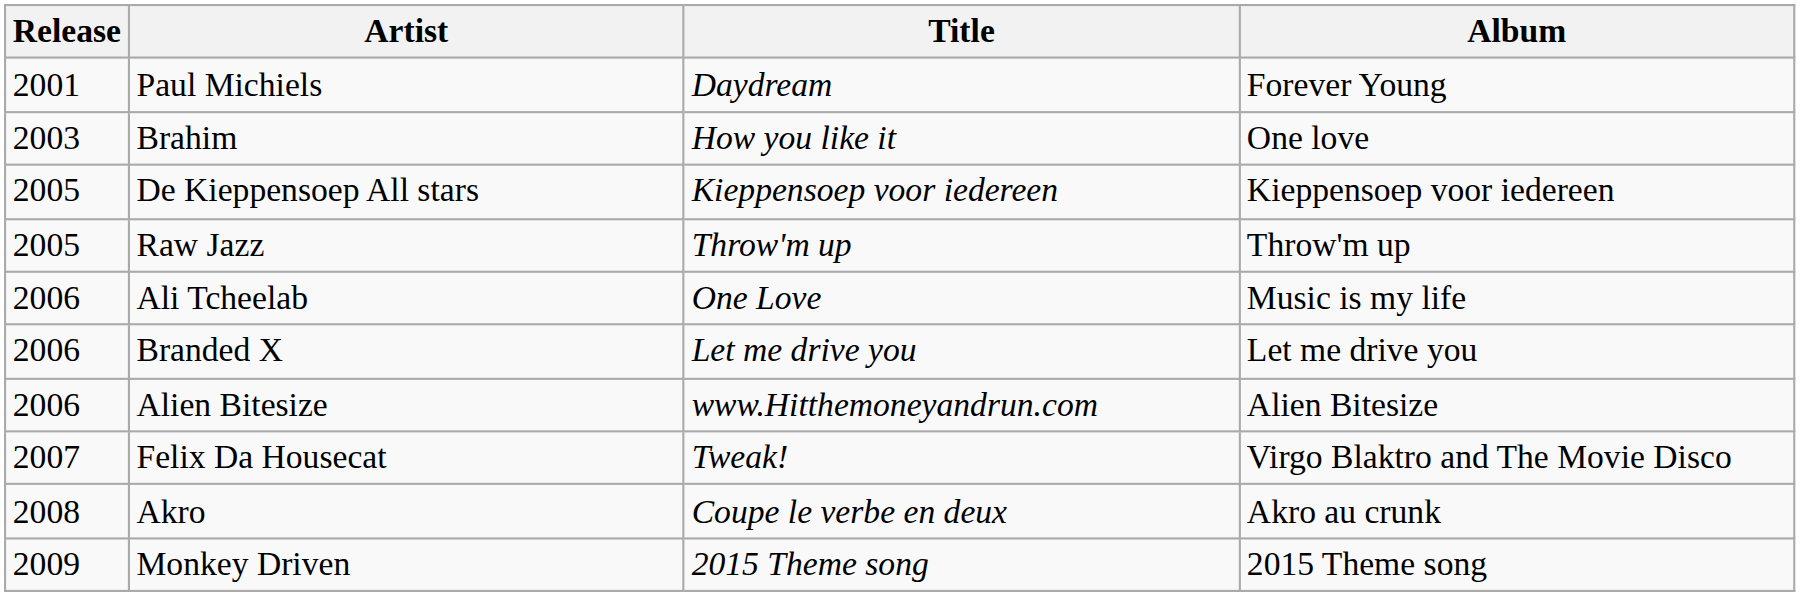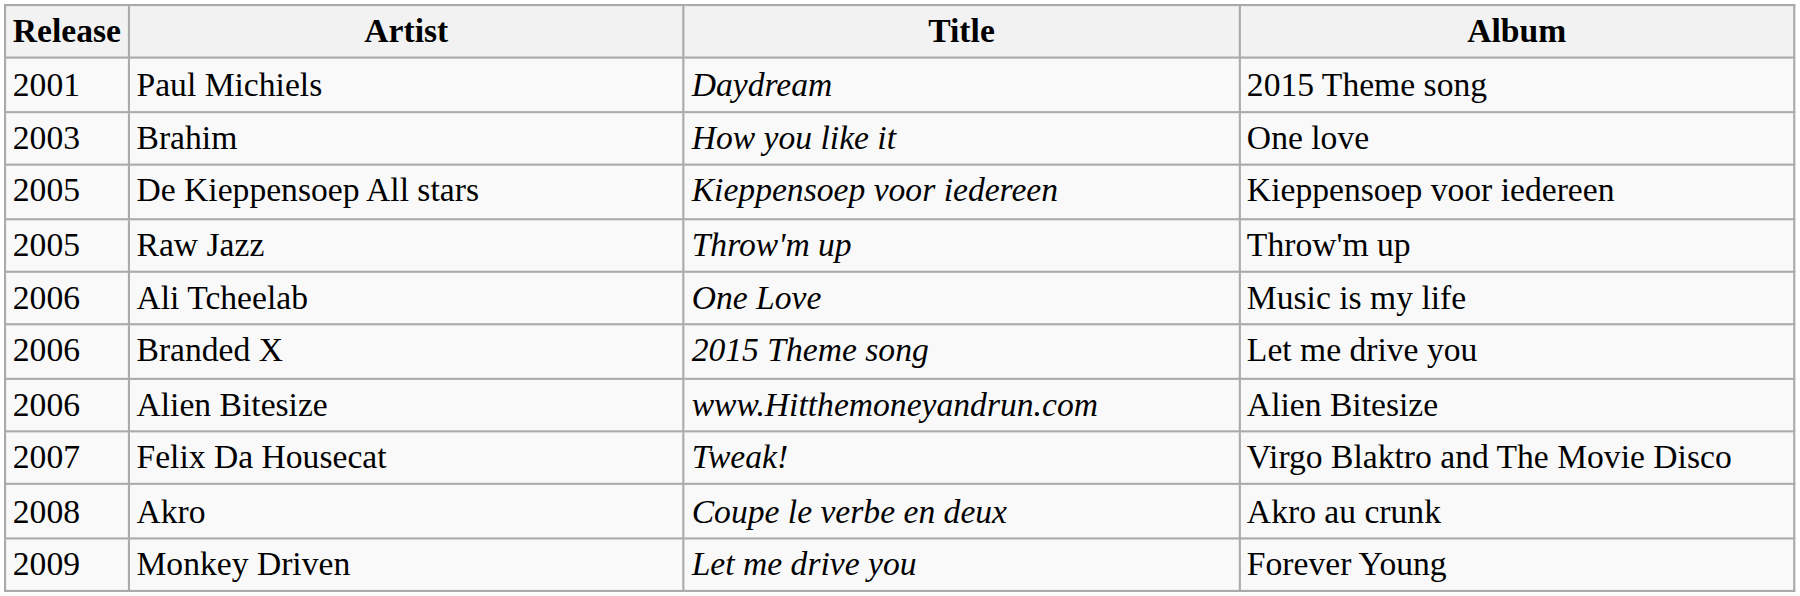(1347, 84) Forever Young -> (1367, 84) 2015 Theme song
(804, 350) Let me drive you -> (810, 350) 2015 Theme song
(810, 564) 2015 Theme song -> (804, 564) Let me drive you
(1367, 564) 2015 Theme song -> (1347, 564) Forever Young
